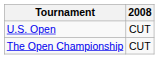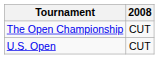rows swapped: (31, 29) <-> (65, 46)
